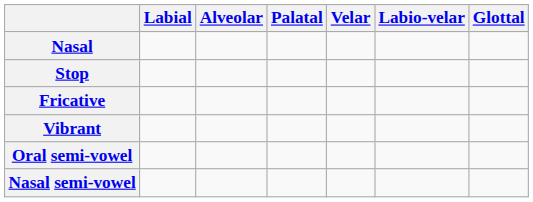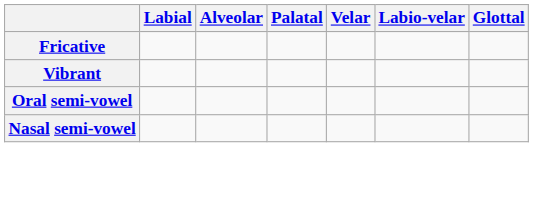- row: (72, 45)
- row: (72, 73)
